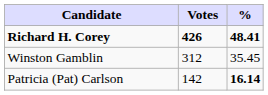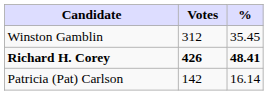rows swapped: (59, 36) <-> (55, 57)
(245, 79) bold -> (245, 79) normal
